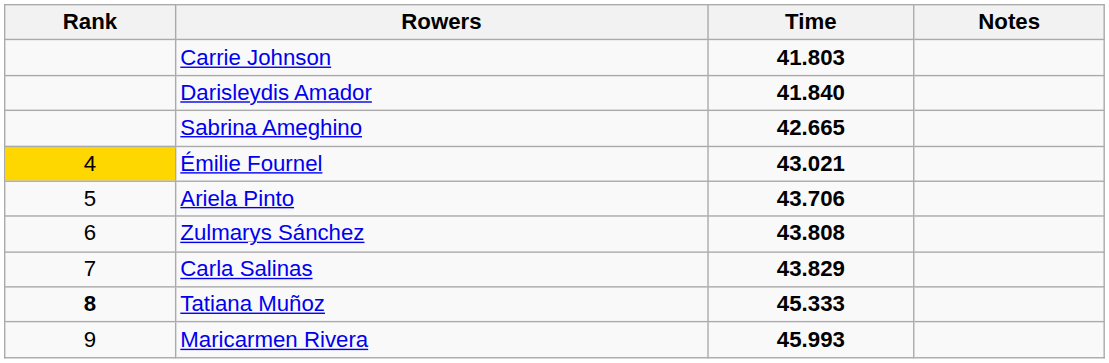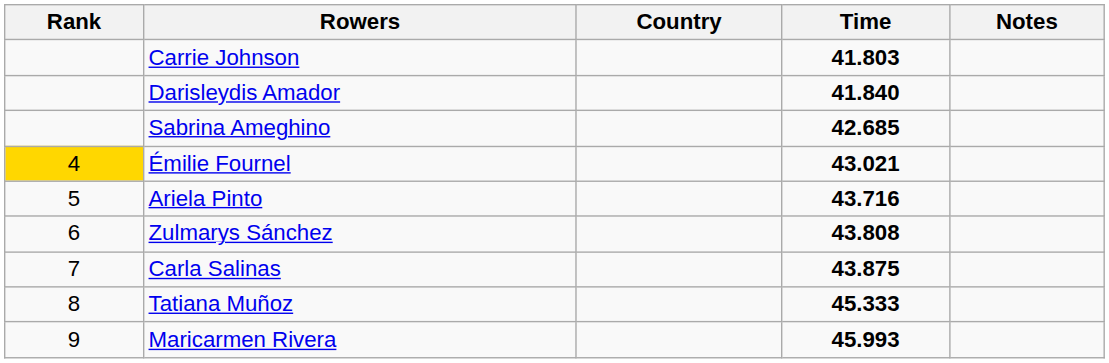+ column: (679, 22)
(811, 127) 42.665 -> (866, 127) 42.685
(811, 198) 43.706 -> (866, 198) 43.716
(811, 269) 43.829 -> (866, 269) 43.875
(90, 304) bold -> (74, 304) normal
